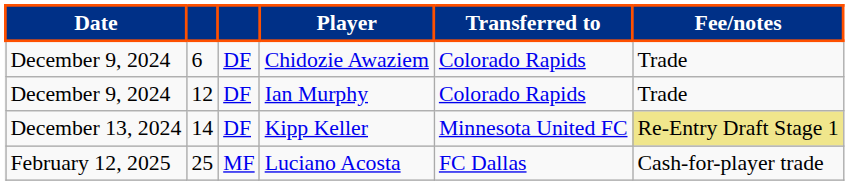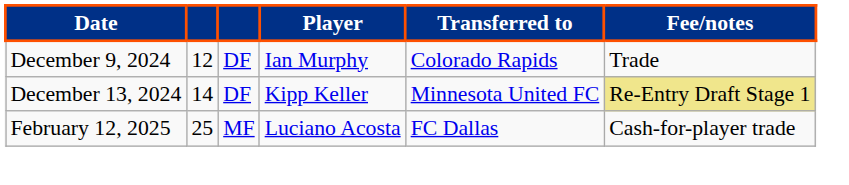- row: (347, 58)
